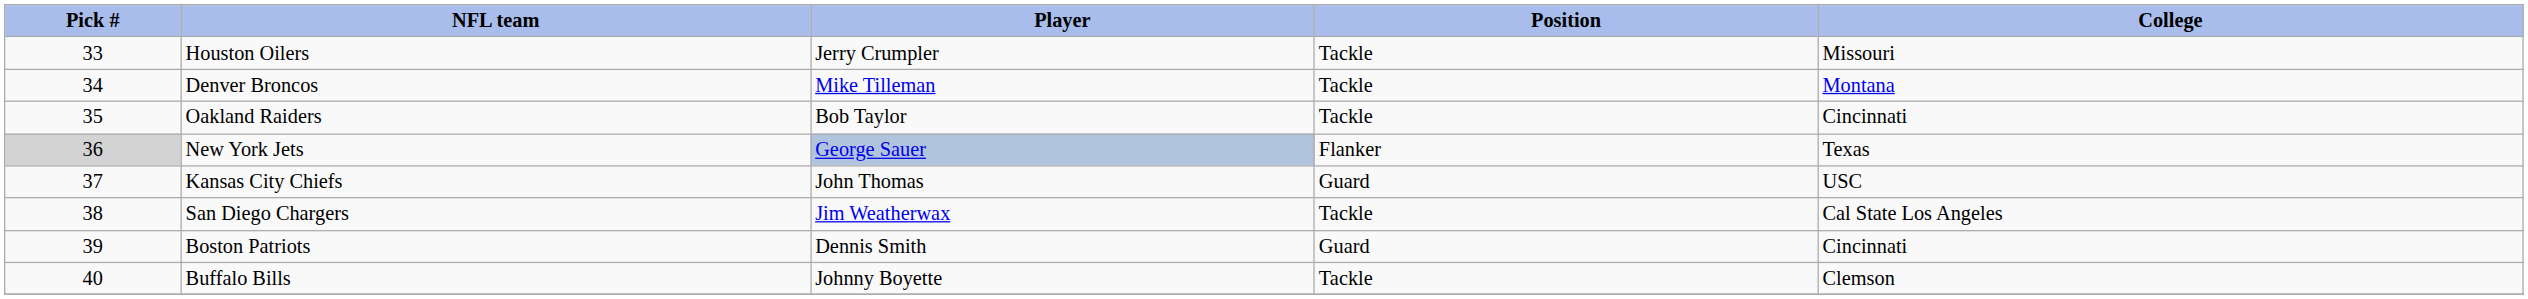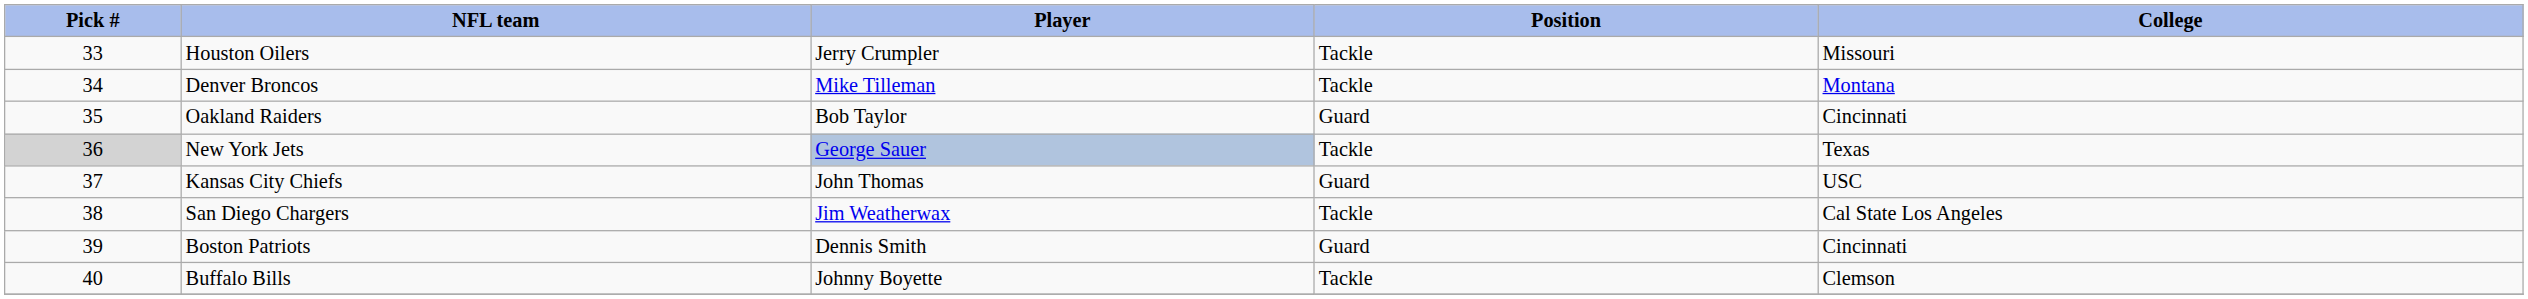(1346, 117) Tackle -> (1344, 117) Guard
(1350, 149) Flanker -> (1346, 149) Tackle
